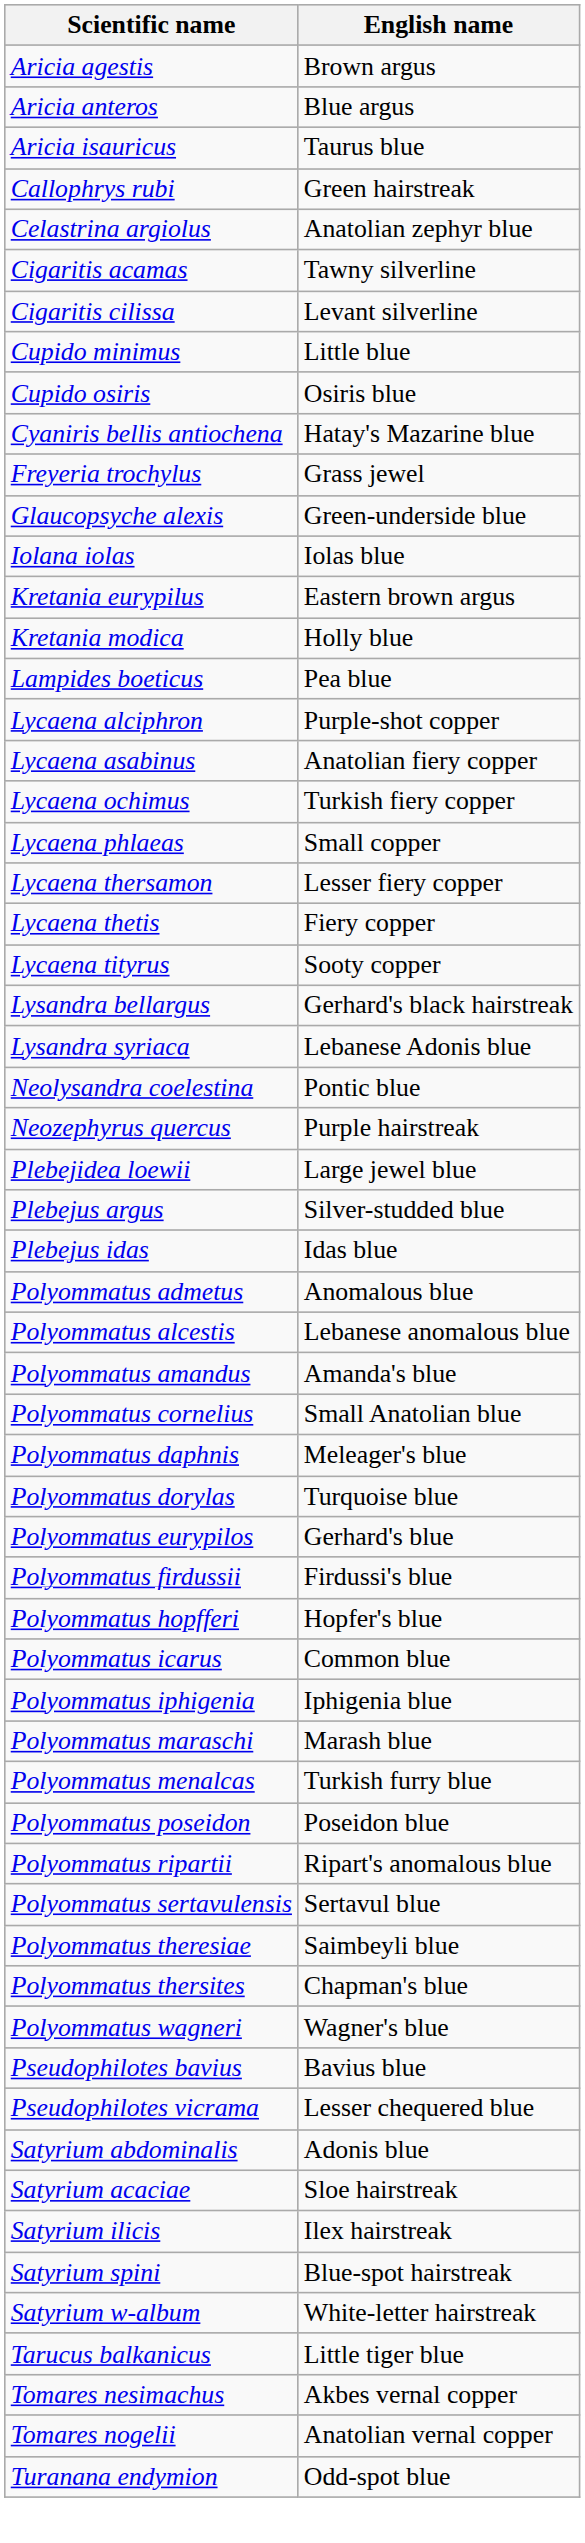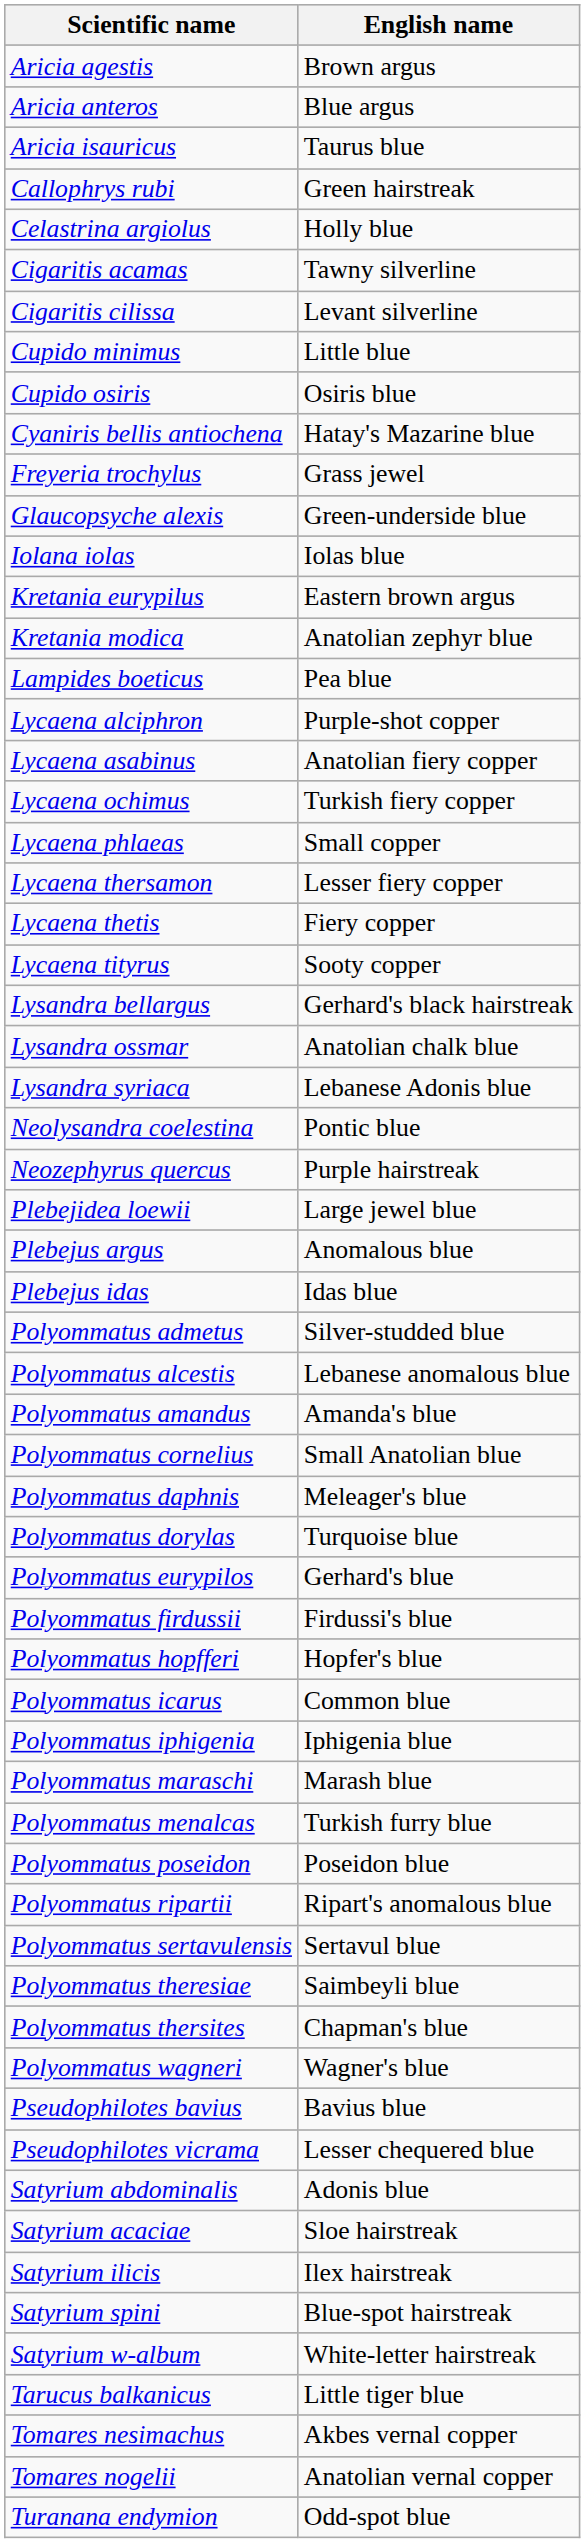(418, 229) Anatolian zephyr blue -> (359, 229) Holly blue
(359, 637) Holly blue -> (418, 637) Anatolian zephyr blue
+ row: (99, 1046)
(404, 1209) Silver-studded blue -> (389, 1250) Anomalous blue
(389, 1291) Anomalous blue -> (404, 1332) Silver-studded blue
